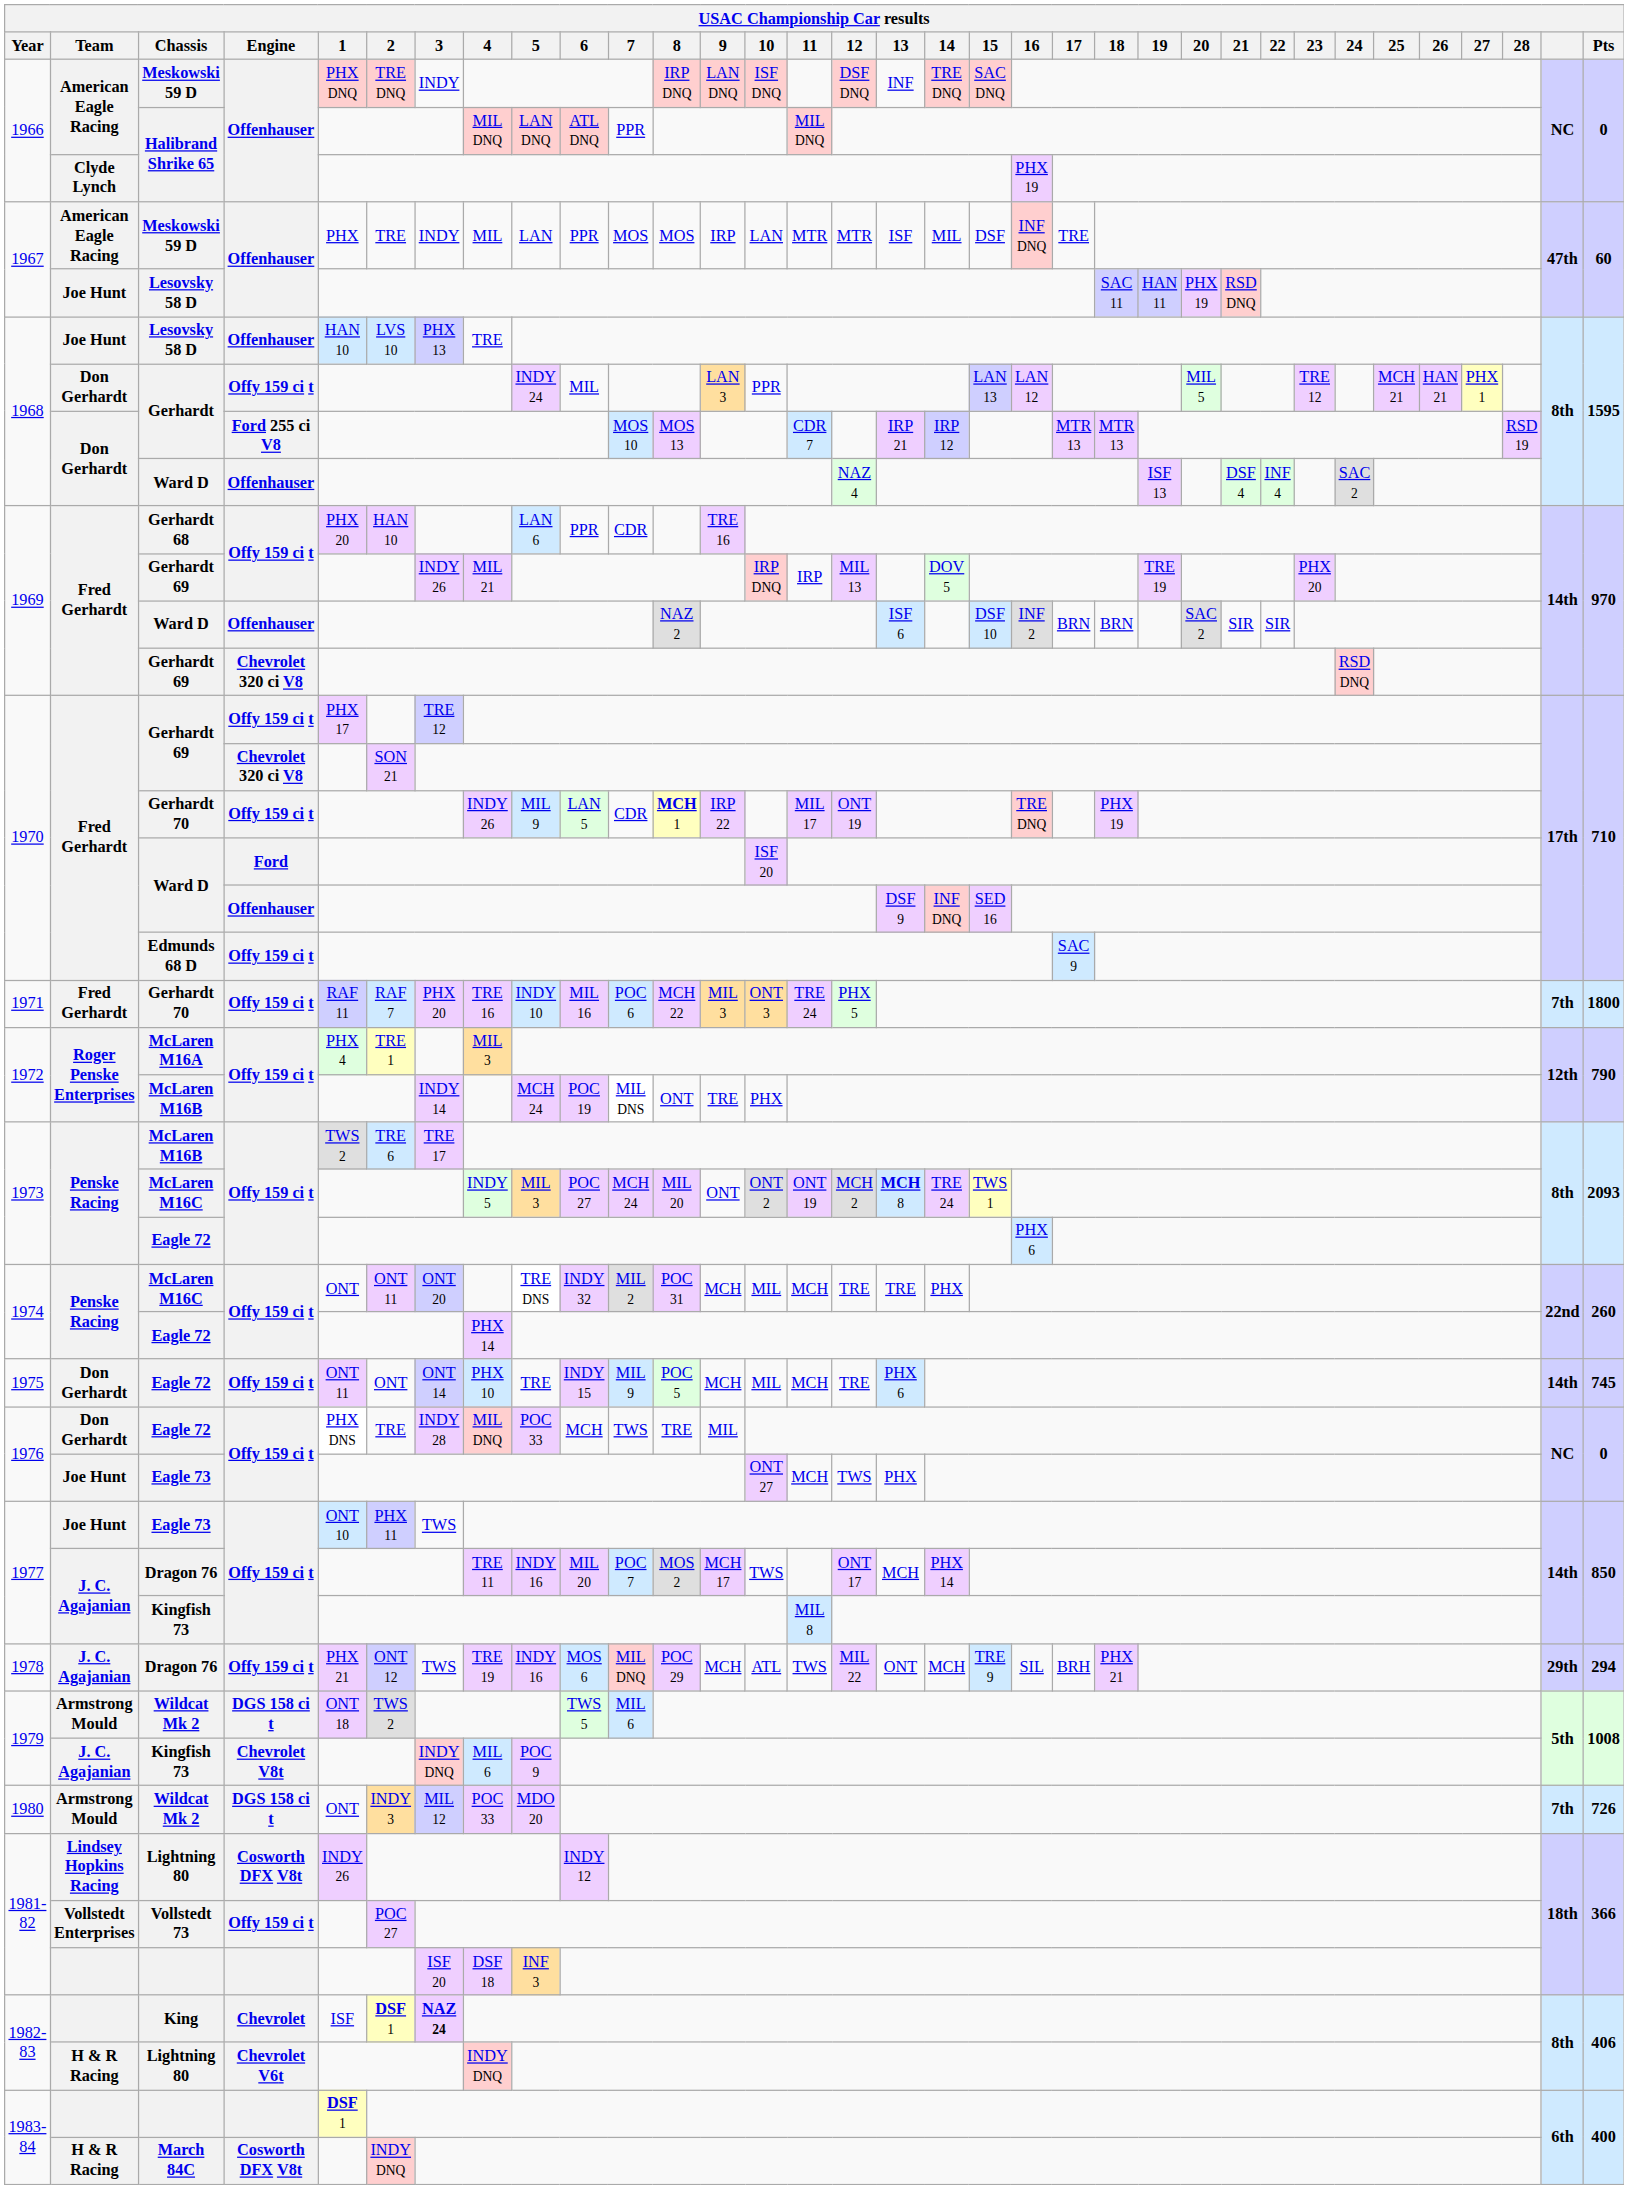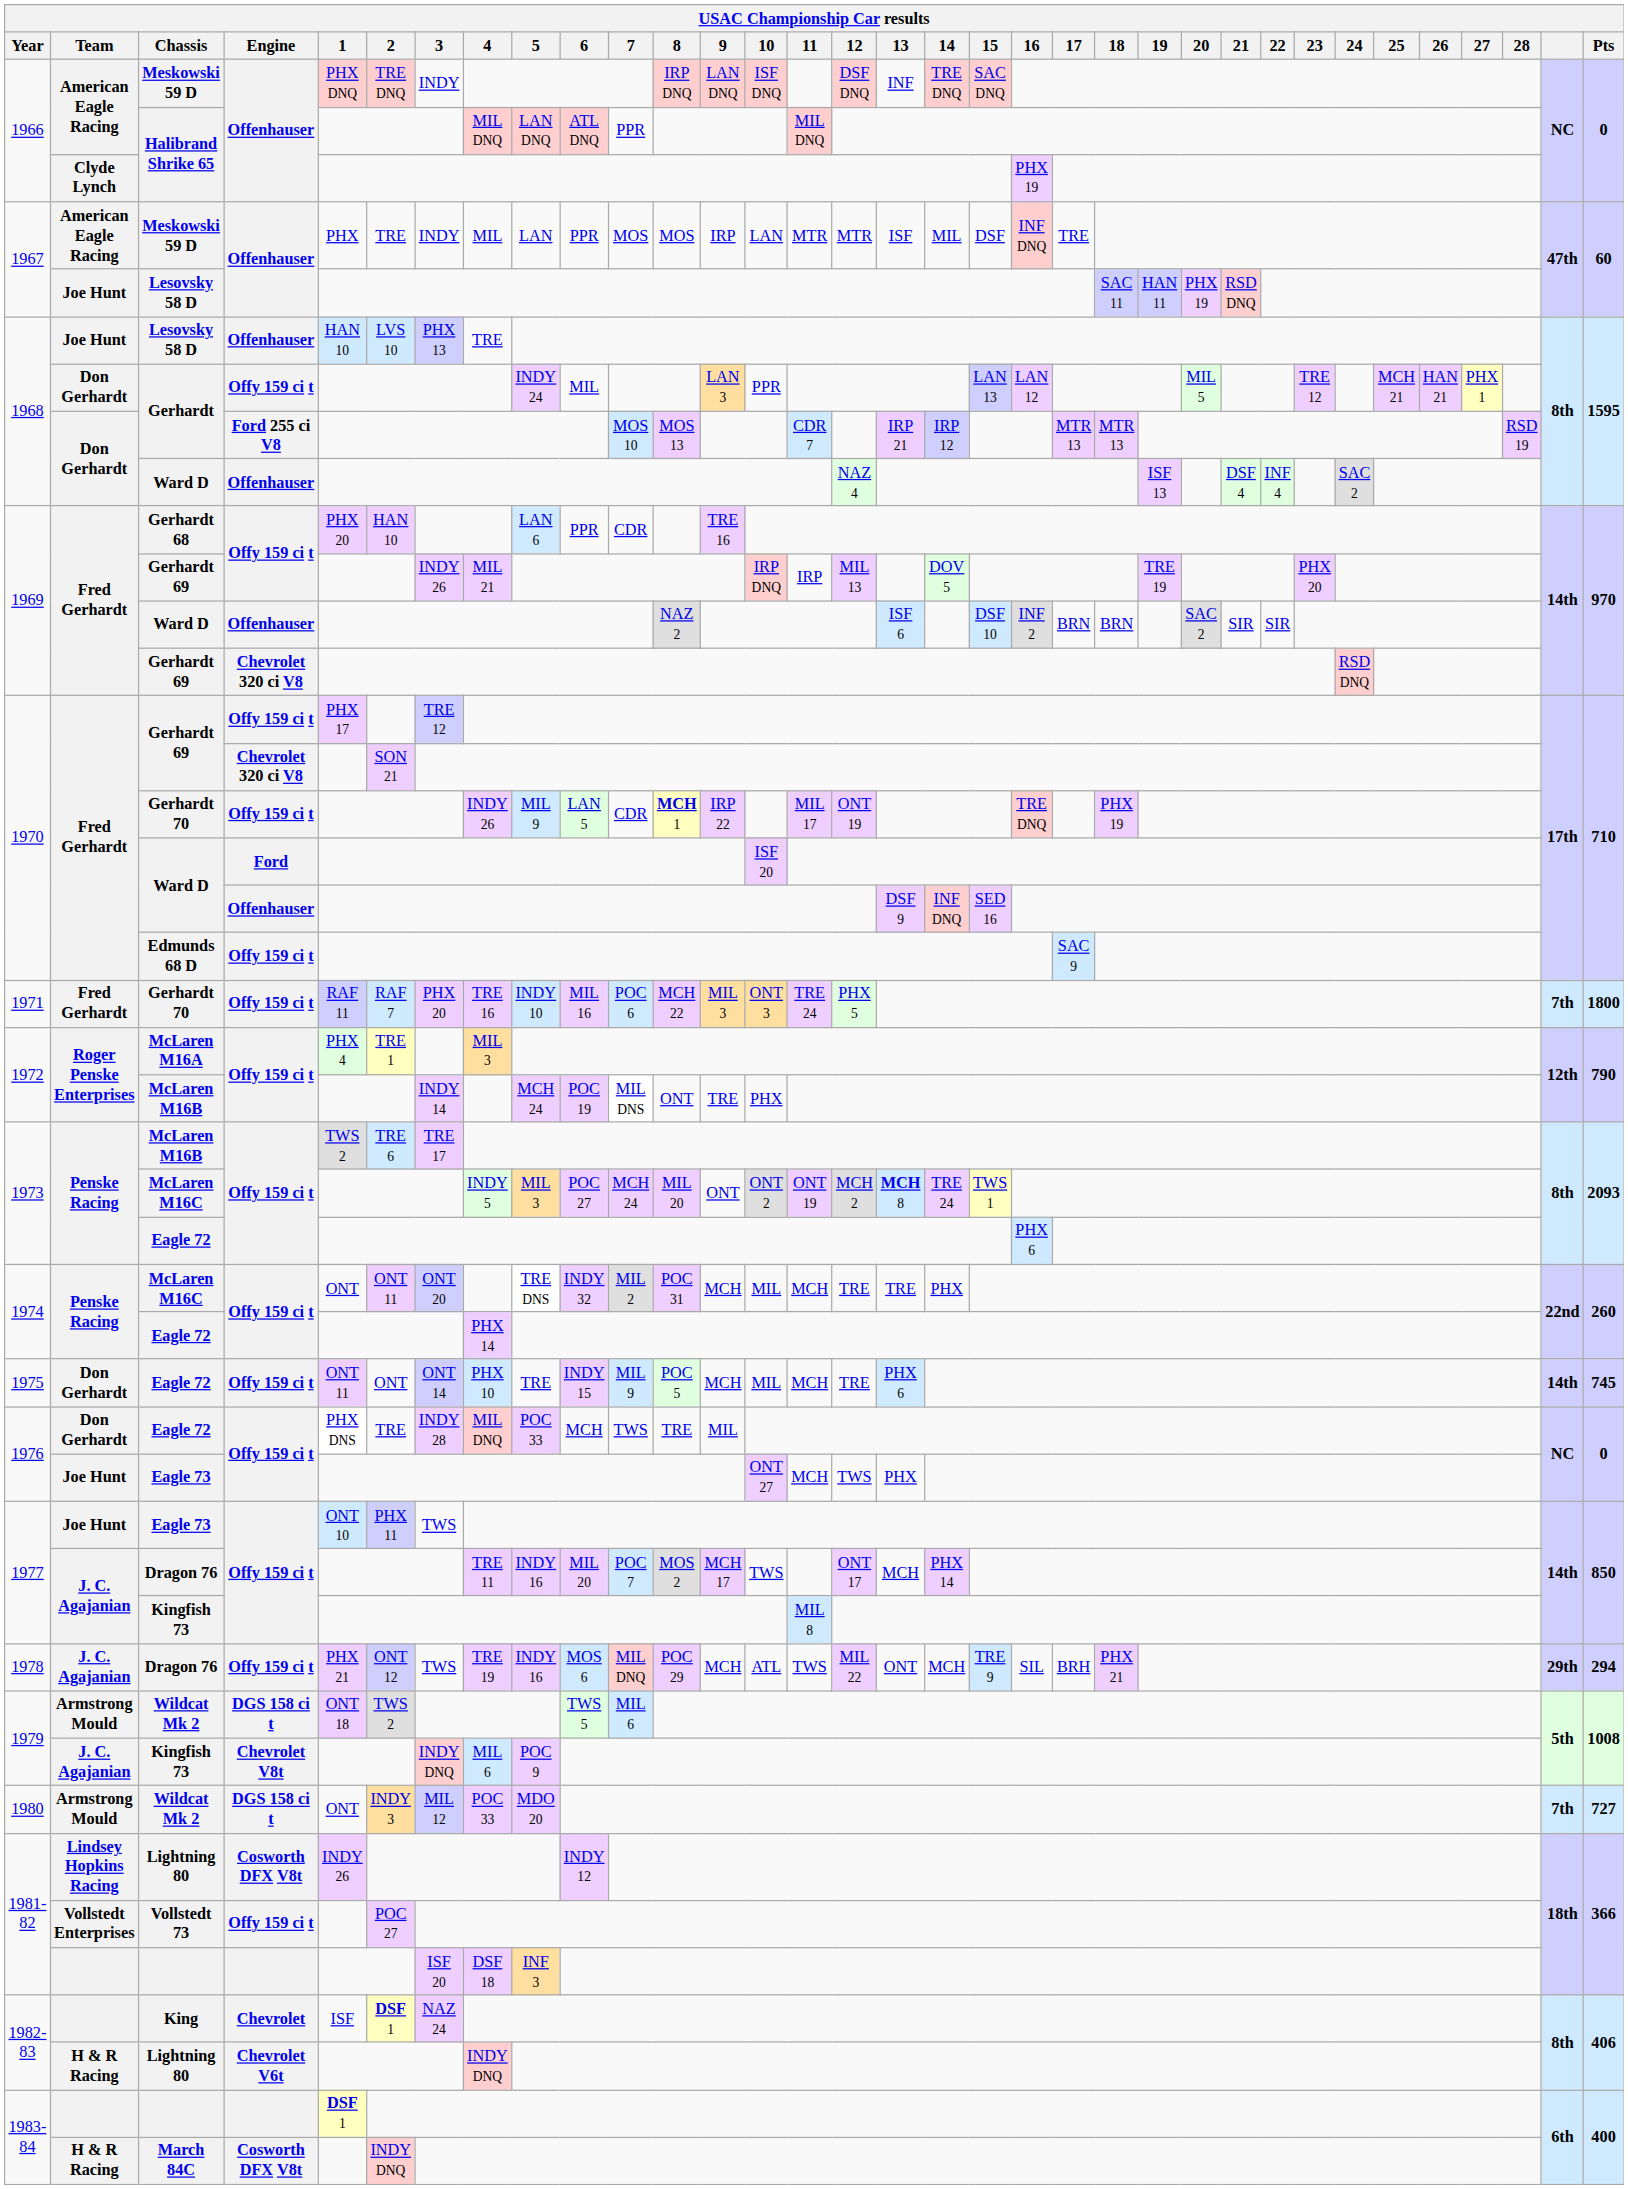(1604, 1809) 726 -> (1604, 1809) 727
(439, 2018) bold -> (439, 2018) normal
